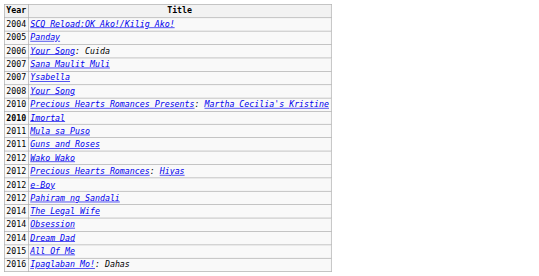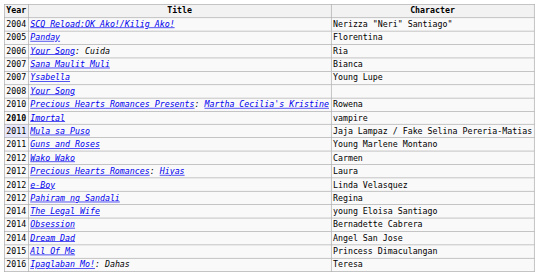+ column: (433, 11)
(16, 132) no background -> (16, 132) lavender background
